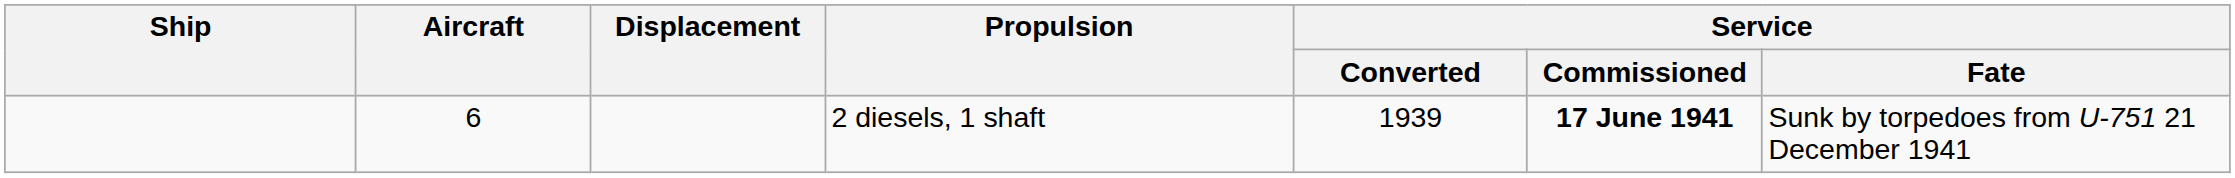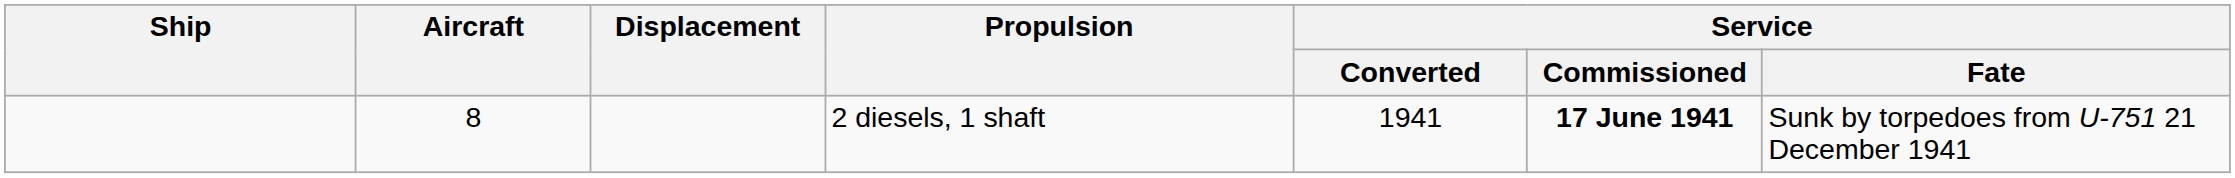(473, 117) 6 -> (473, 117) 8
(1410, 117) 1939 -> (1410, 117) 1941
